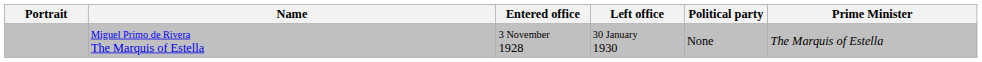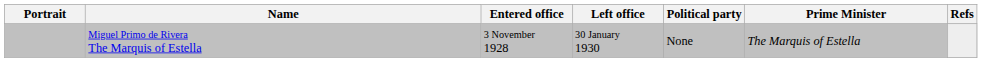+ column: (962, 14)
